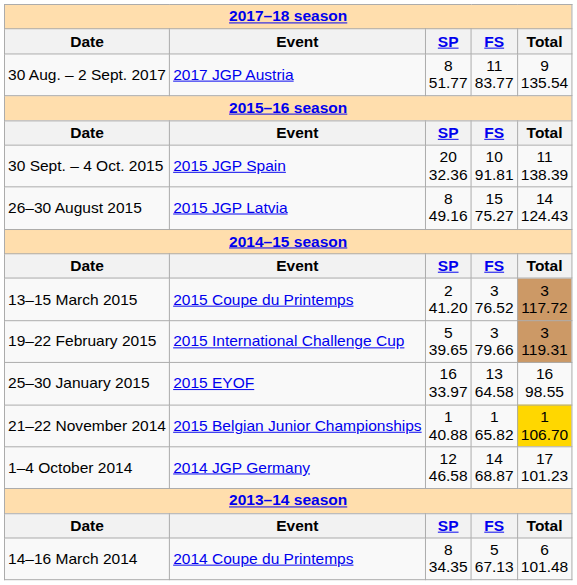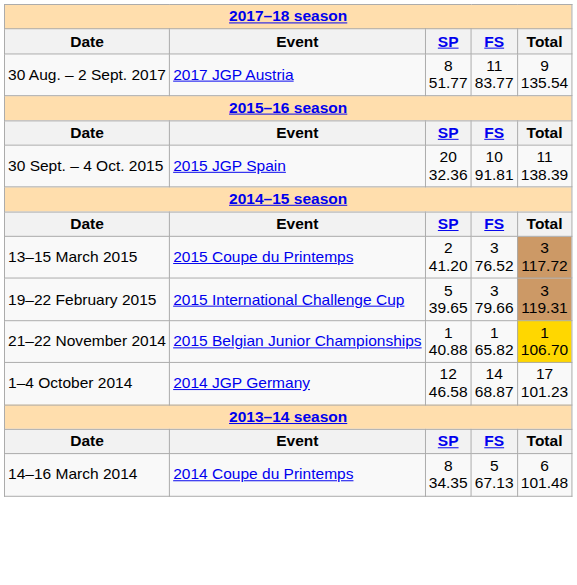- row: (75, 208)
- row: (79, 383)
